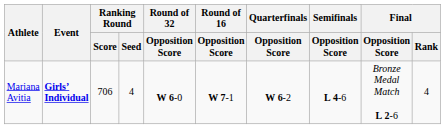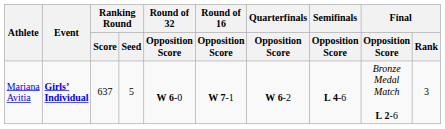(105, 92) 706 -> (105, 92) 637
(131, 92) 4 -> (131, 92) 5
(426, 92) 4 -> (426, 92) 3
